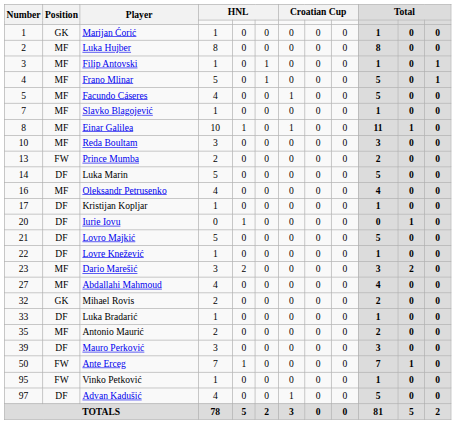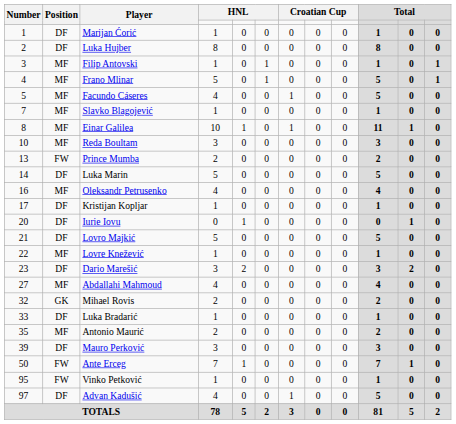(61, 32) GK -> (61, 32) DF
(61, 48) MF -> (61, 48) DF
(61, 253) DF -> (61, 253) MF
(61, 269) MF -> (61, 269) DF
